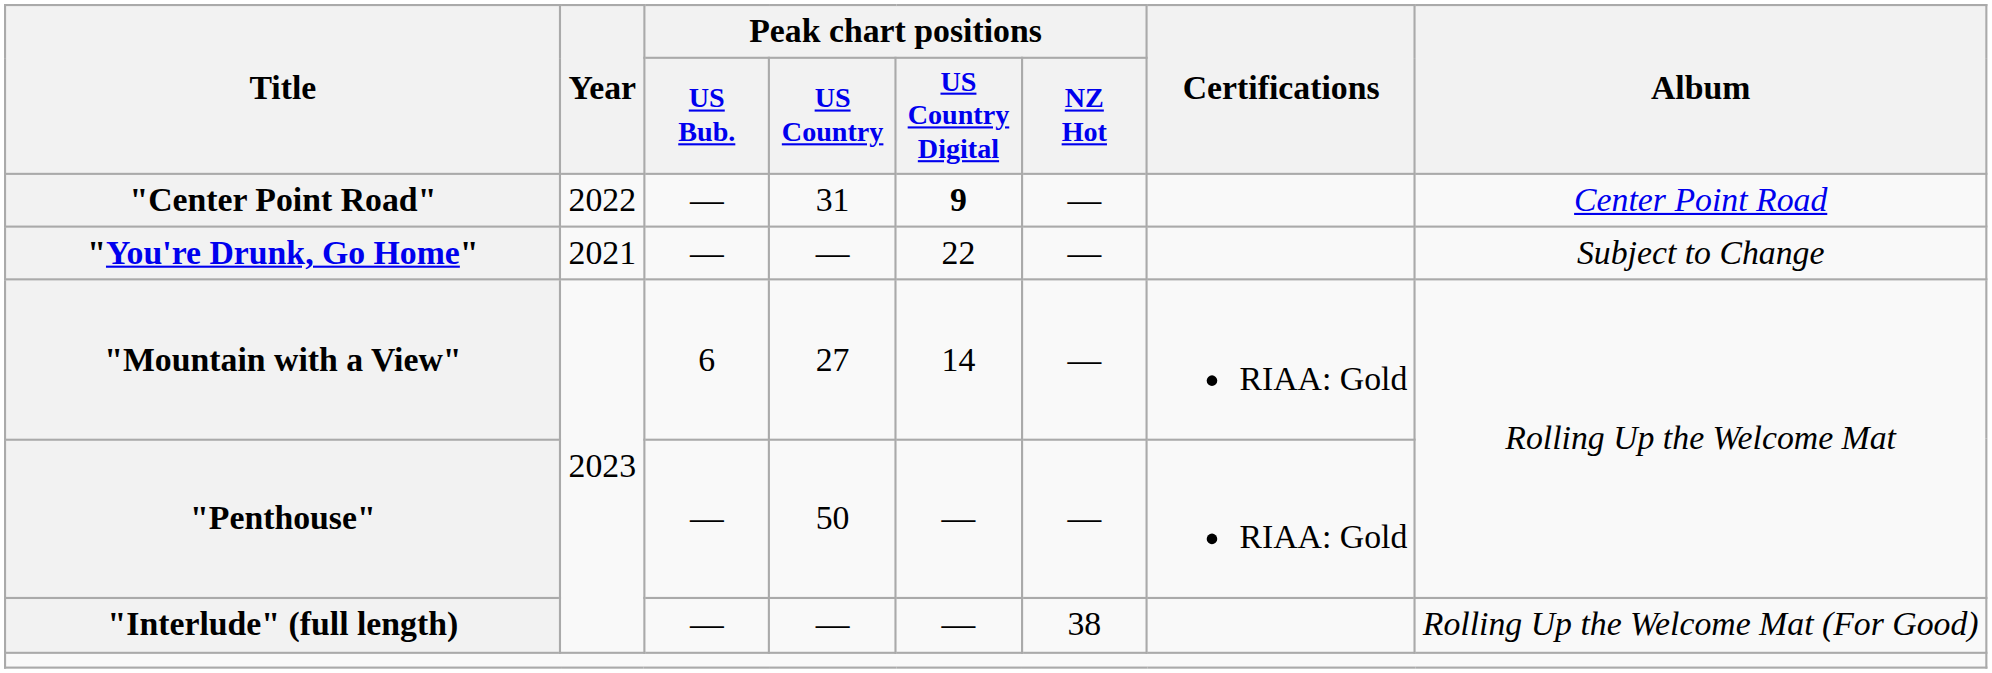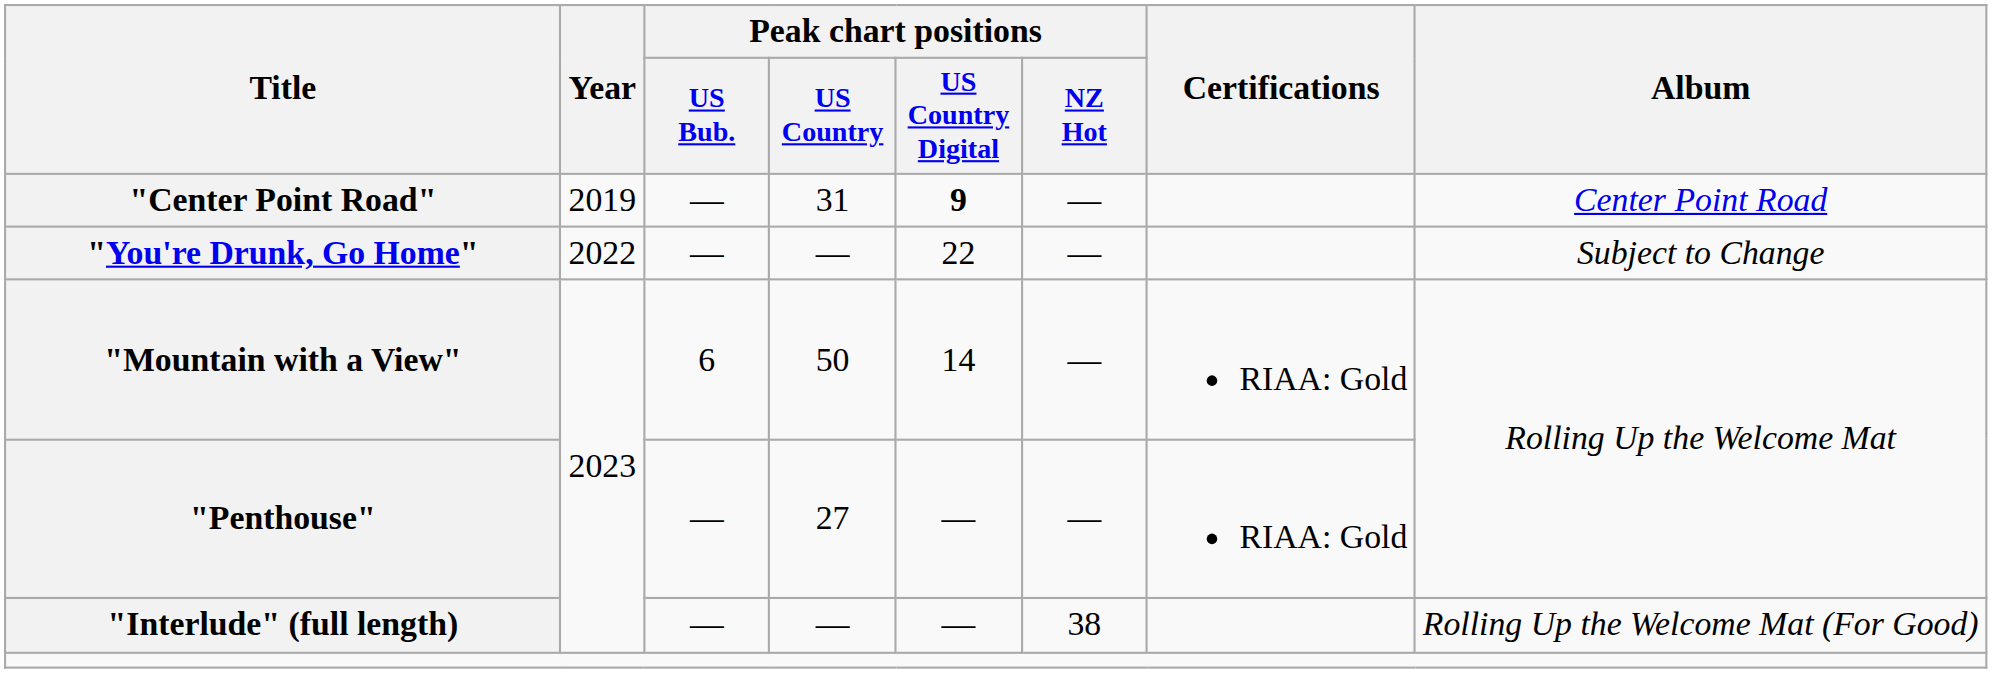(602, 199) 2022 -> (602, 199) 2019
(602, 252) 2021 -> (602, 252) 2022
(833, 359) 27 -> (833, 359) 50
(833, 518) 50 -> (833, 518) 27
